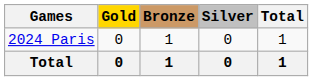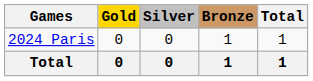columns swapped: (228, 16) <-> (169, 16)
